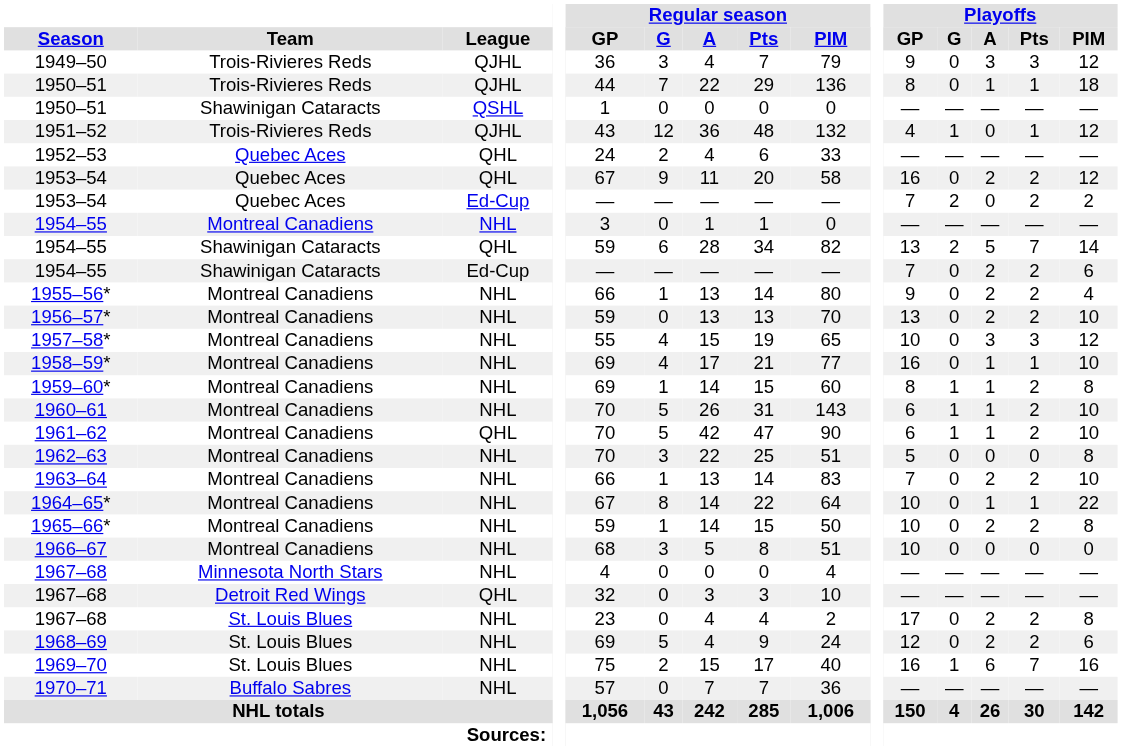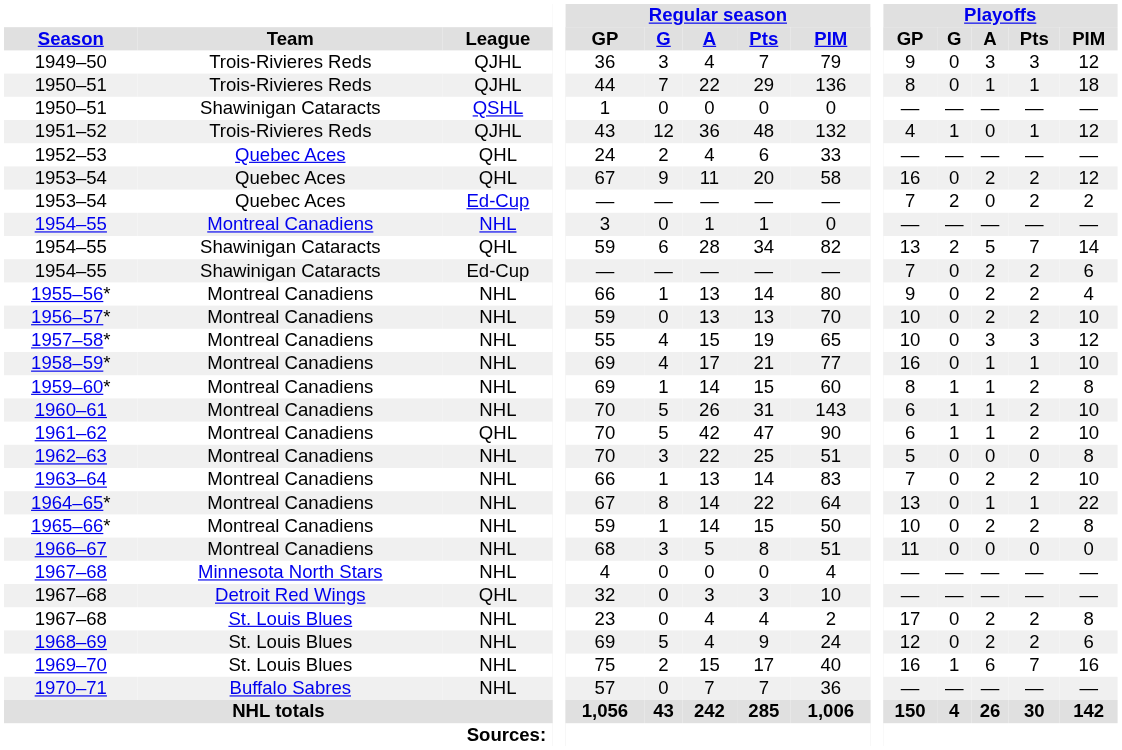(910, 317) 13 -> (910, 317) 10
(910, 502) 10 -> (910, 502) 13
(910, 549) 10 -> (910, 549) 11
